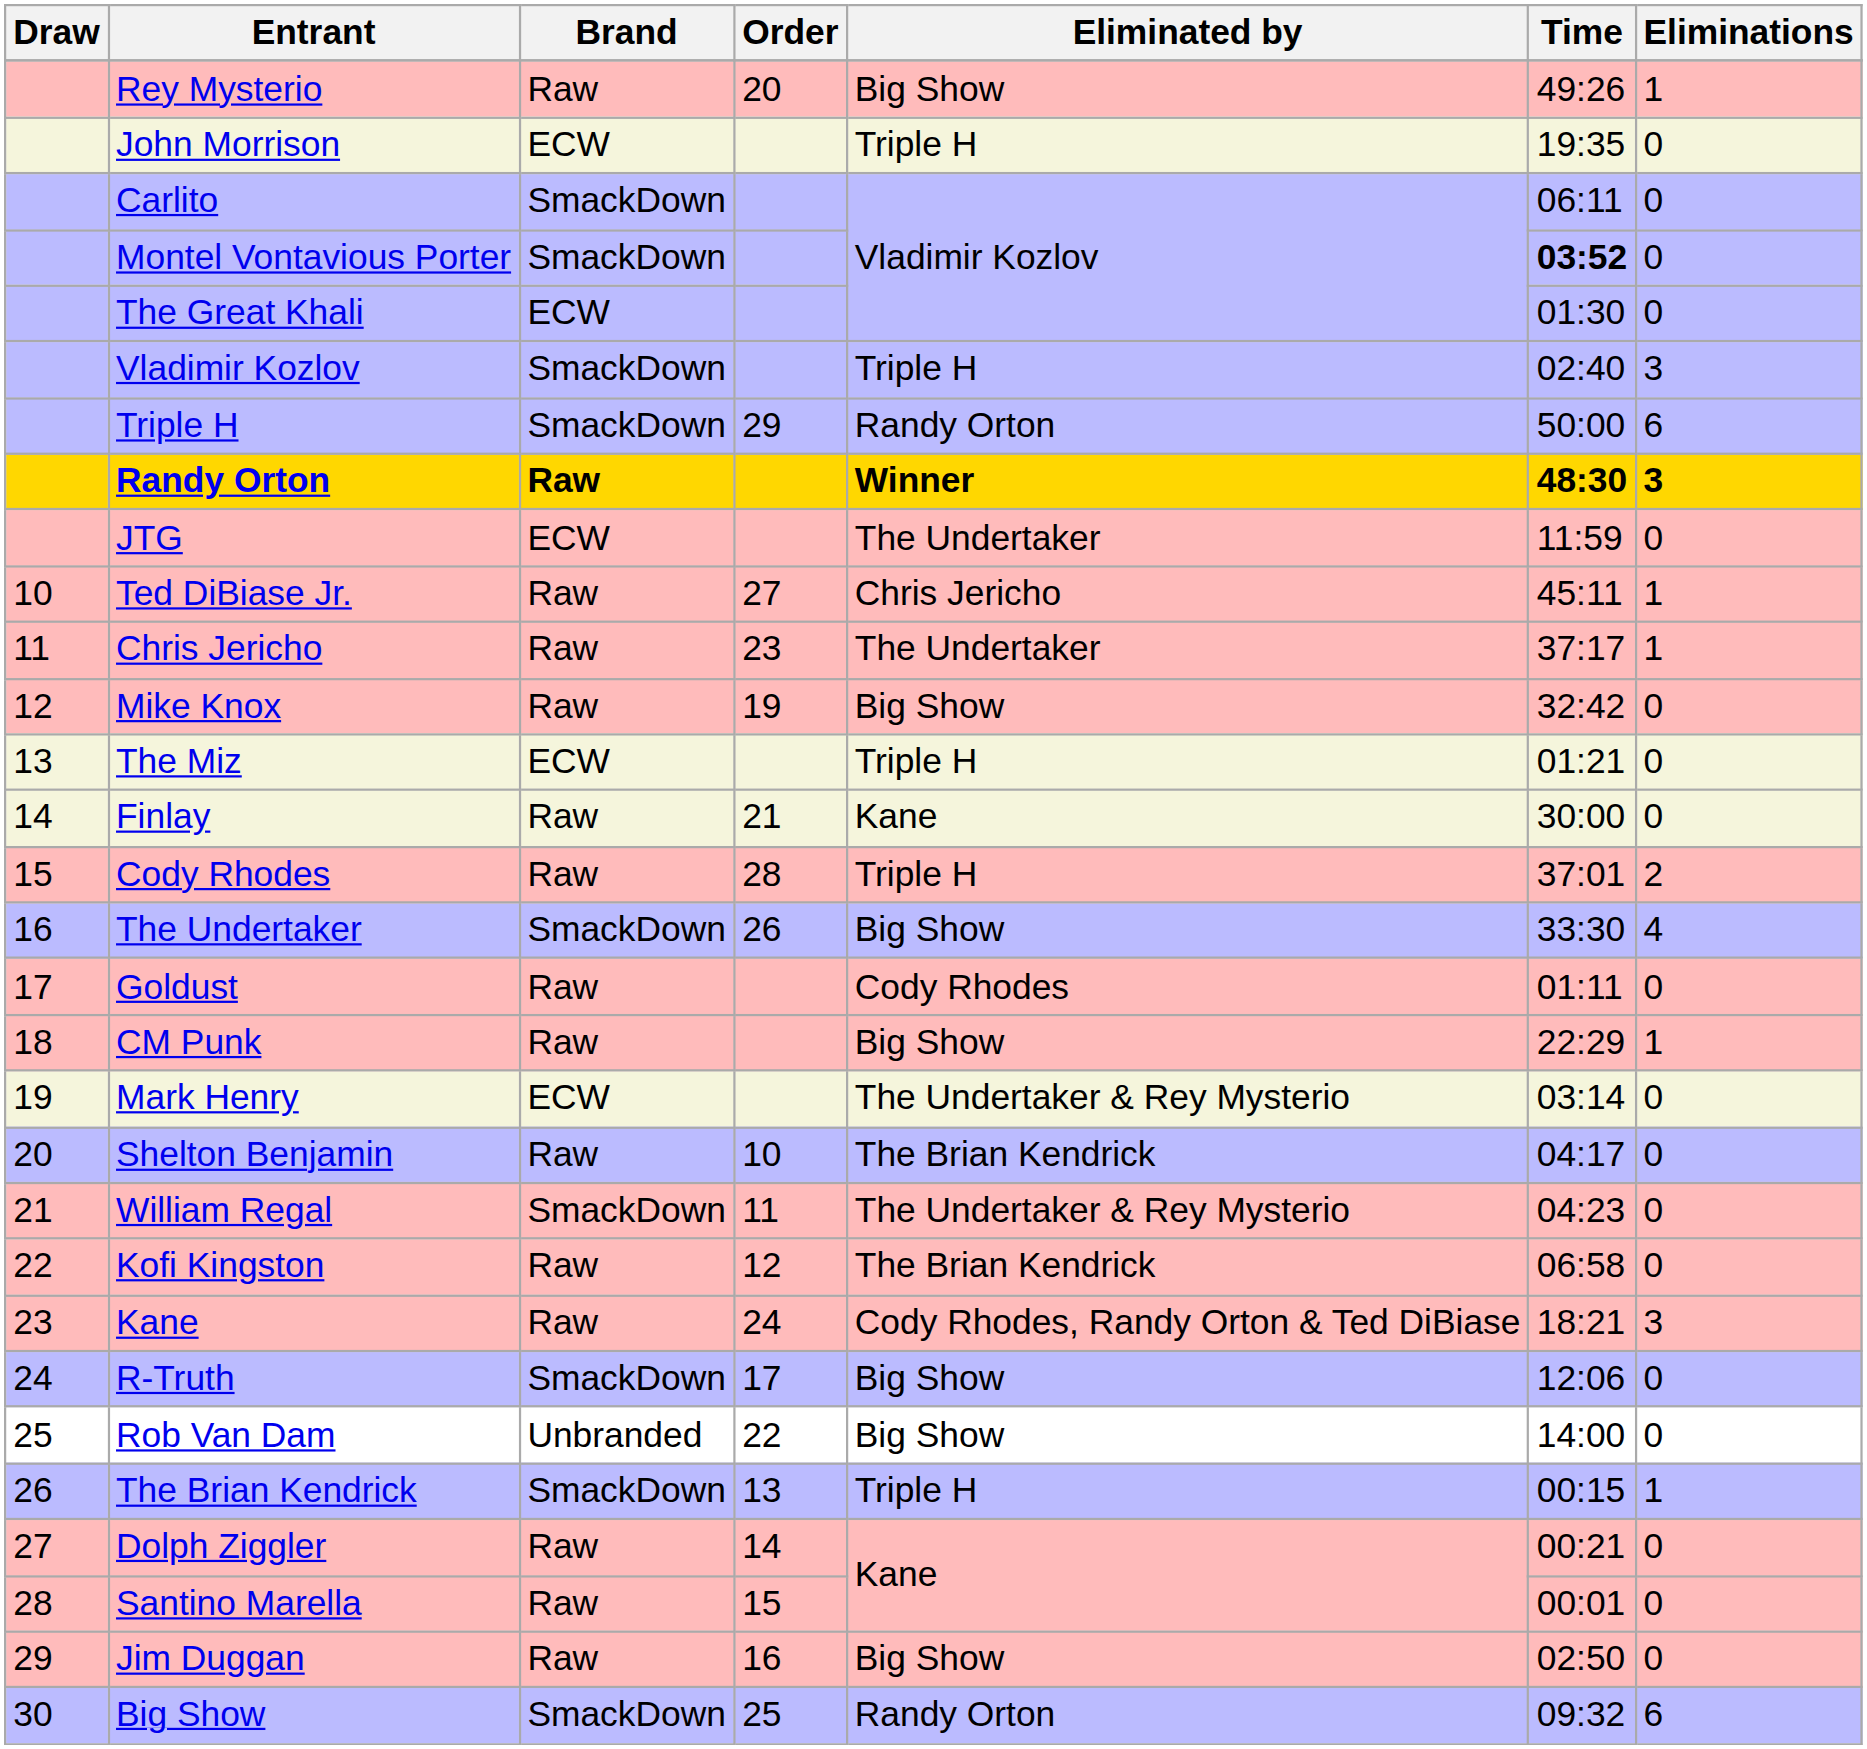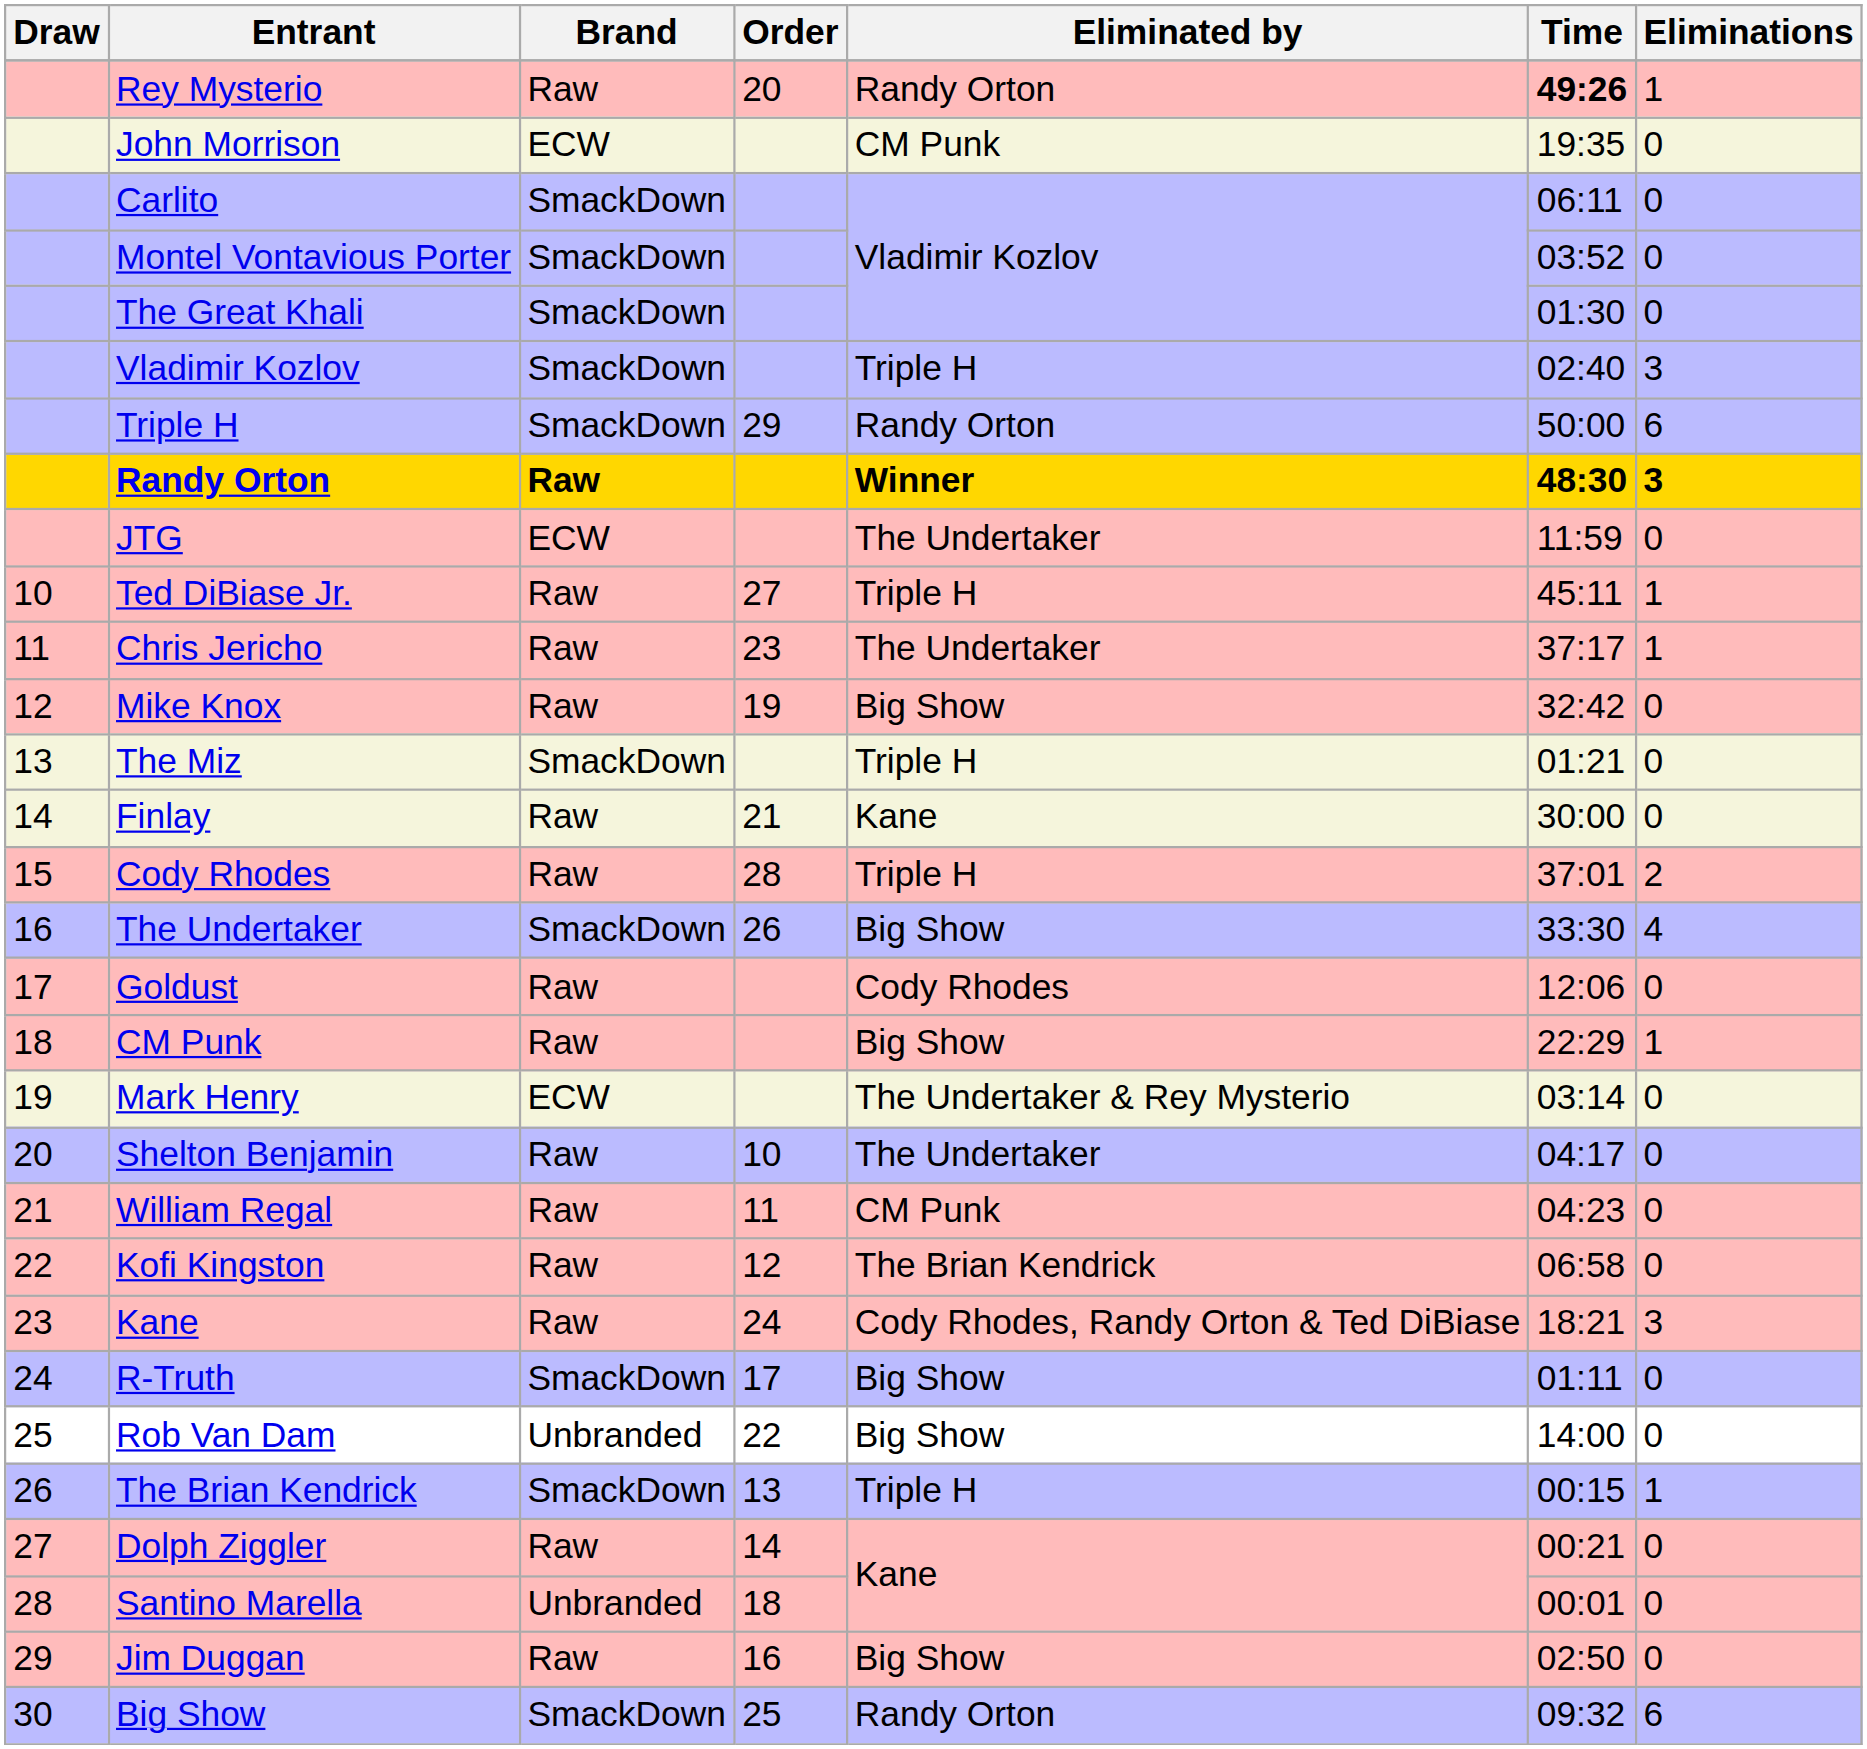(929, 88) Big Show -> (955, 88) Randy Orton
(1581, 88) normal -> (1582, 88) bold
(916, 144) Triple H -> (927, 144) CM Punk
(1582, 256) bold -> (1581, 256) normal
(569, 312) ECW -> (627, 312) SmackDown
(958, 593) Chris Jericho -> (916, 593) Triple H
(569, 761) ECW -> (627, 761) SmackDown
(1580, 985) 01:11 -> (1581, 985) 12:06
(1005, 1154) The Brian Kendrick -> (978, 1154) The Undertaker
(627, 1210) SmackDown -> (563, 1210) Raw
(1102, 1210) The Undertaker & Rey Mysterio -> (927, 1210) CM Punk
(1581, 1378) 12:06 -> (1580, 1378) 01:11
(563, 1602) Raw -> (615, 1602) Unbranded
(762, 1602) 15 -> (762, 1602) 18
